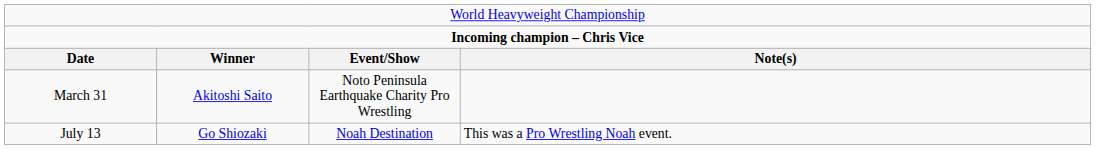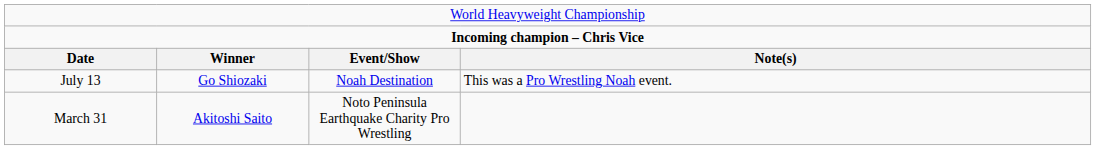rows swapped: (80, 96) <-> (80, 133)
